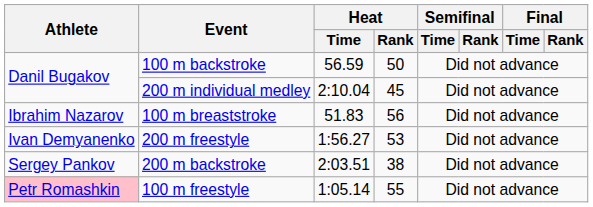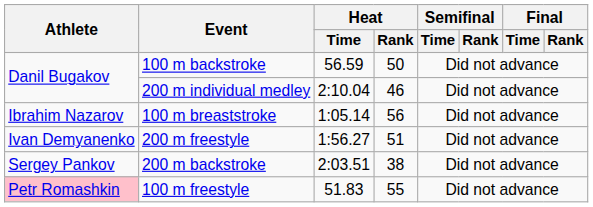(395, 90) 45 -> (395, 90) 46
(344, 115) 51.83 -> (344, 115) 1:05.14
(395, 140) 53 -> (395, 140) 51
(344, 190) 1:05.14 -> (344, 190) 51.83
